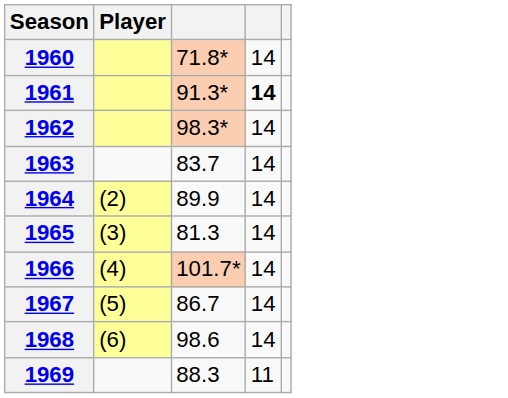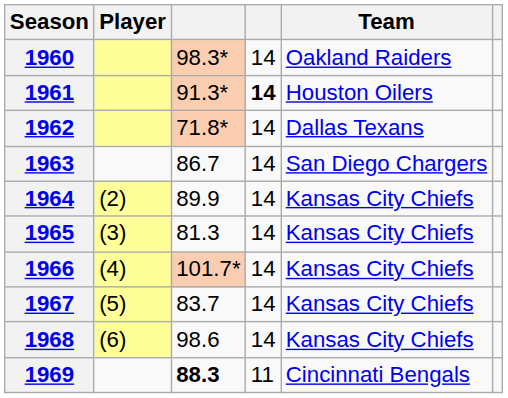+ column: (387, 22)
(202, 57) 71.8* -> (202, 57) 98.3*
(202, 127) 98.3* -> (202, 127) 71.8*
(198, 163) 83.7 -> (198, 163) 86.7
(198, 304) 86.7 -> (198, 304) 83.7
(198, 374) normal -> (198, 374) bold
